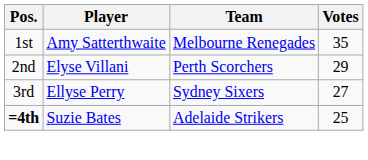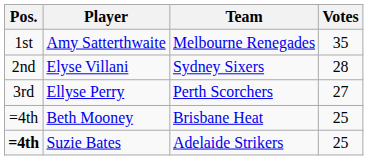(223, 67) Perth Scorchers -> (219, 67) Sydney Sixers
(341, 67) 29 -> (341, 67) 28
(219, 92) Sydney Sixers -> (223, 92) Perth Scorchers
+ row: (90, 117)
